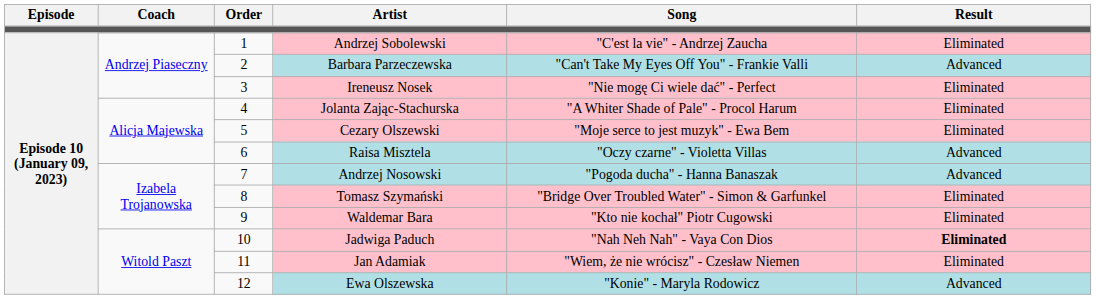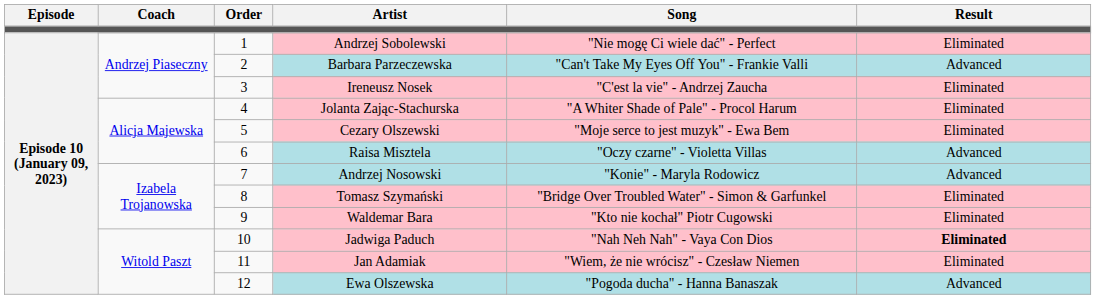(682, 43) "C'est la vie" - Andrzej Zaucha -> (682, 43) "Nie mogę Ci wiele dać" - Perfect
(682, 87) "Nie mogę Ci wiele dać" - Perfect -> (682, 87) "C'est la vie" - Andrzej Zaucha
(682, 174) "Pogoda ducha" - Hanna Banaszak -> (682, 174) "Konie" - Maryla Rodowicz
(682, 283) "Konie" - Maryla Rodowicz -> (682, 283) "Pogoda ducha" - Hanna Banaszak
